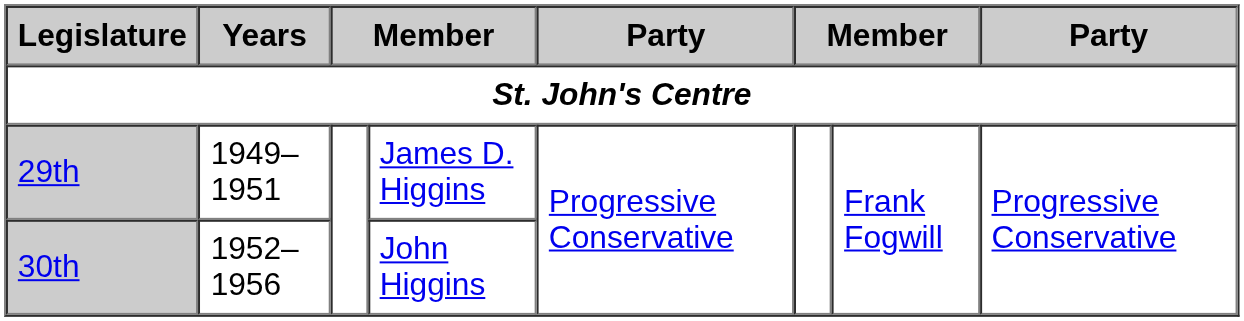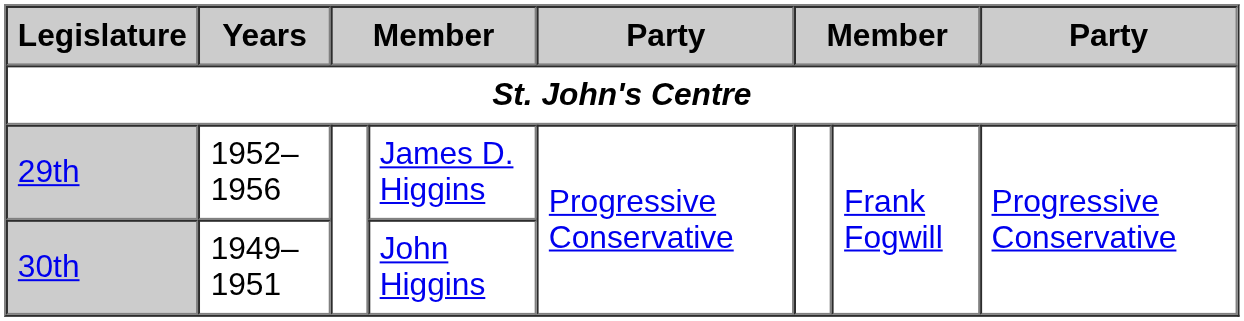(255, 171) 1949–1951 -> (255, 171) 1952–1956
(255, 266) 1952–1956 -> (255, 266) 1949–1951
